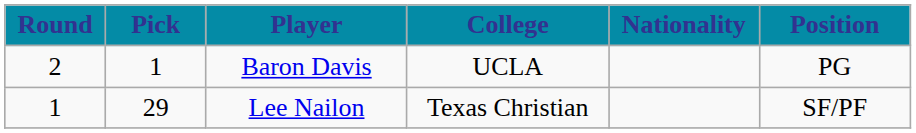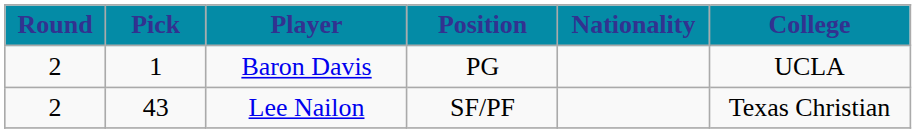columns swapped: (835, 25) <-> (508, 25)
(55, 107) 1 -> (55, 107) 2
(156, 107) 29 -> (156, 107) 43
